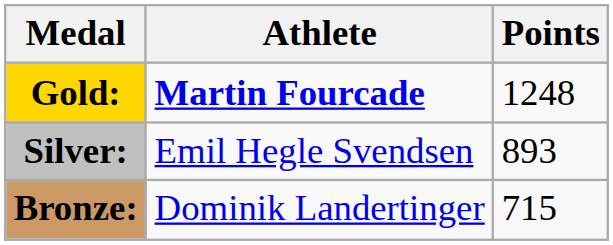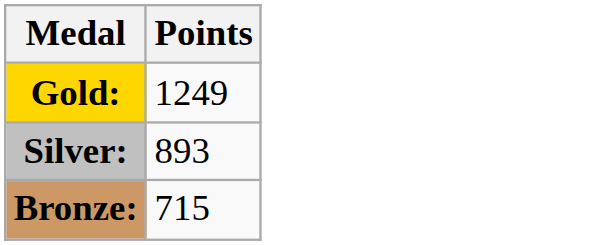- column: (320, 33)
(538, 92) 1248 -> (191, 92) 1249
